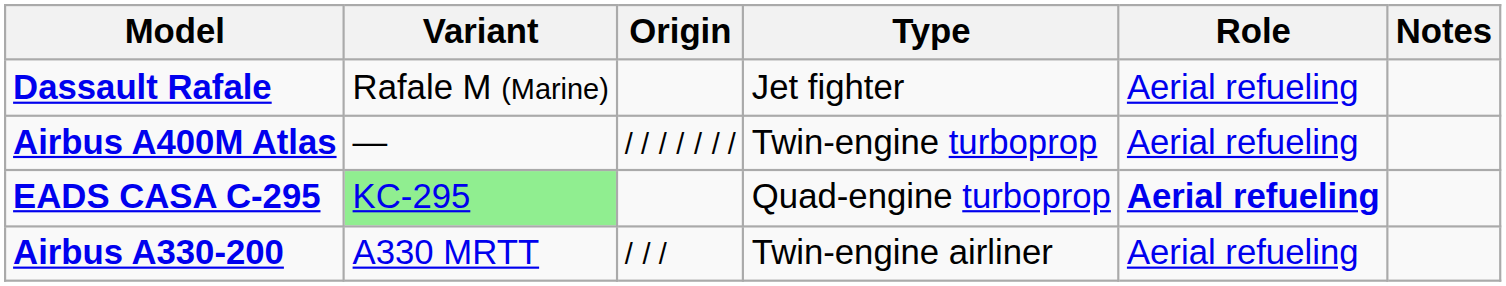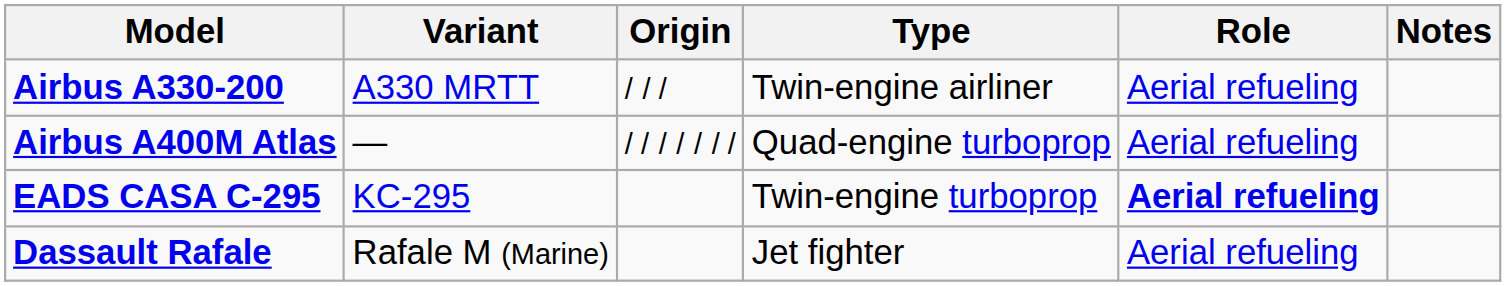rows swapped: (148, 252) <-> (142, 87)
(925, 142) Twin-engine turboprop -> (931, 142) Quad-engine turboprop
(411, 197) lightgreen background -> (411, 197) no background
(931, 197) Quad-engine turboprop -> (925, 197) Twin-engine turboprop
